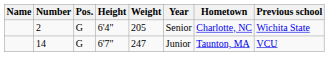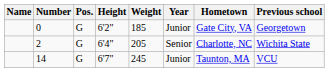+ row: (38, 28)
(138, 43) 247 -> (138, 59) 245
